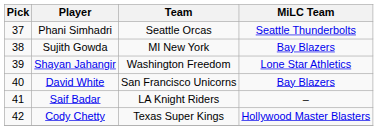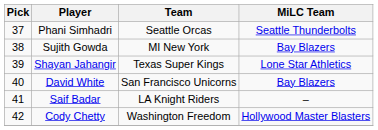(179, 64) Washington Freedom -> (179, 64) Texas Super Kings
(179, 116) Texas Super Kings -> (179, 116) Washington Freedom
